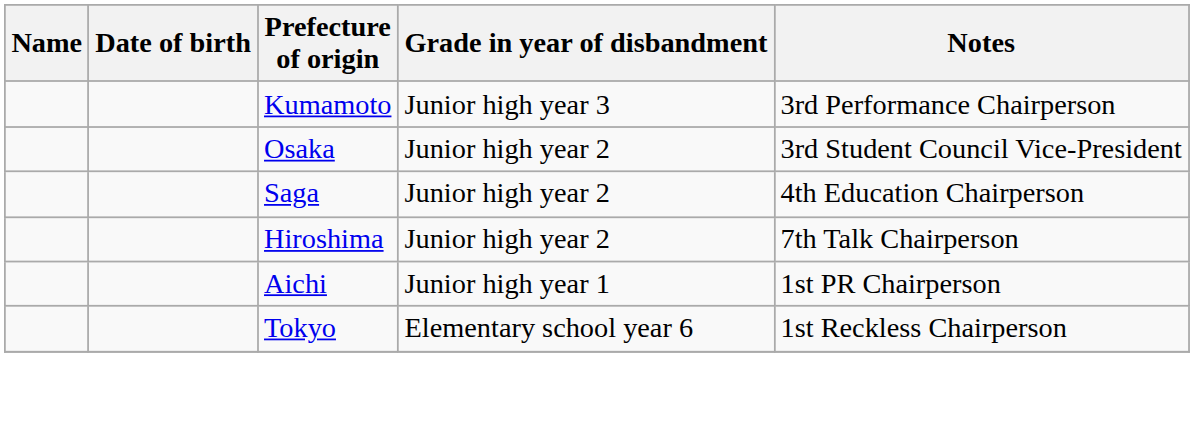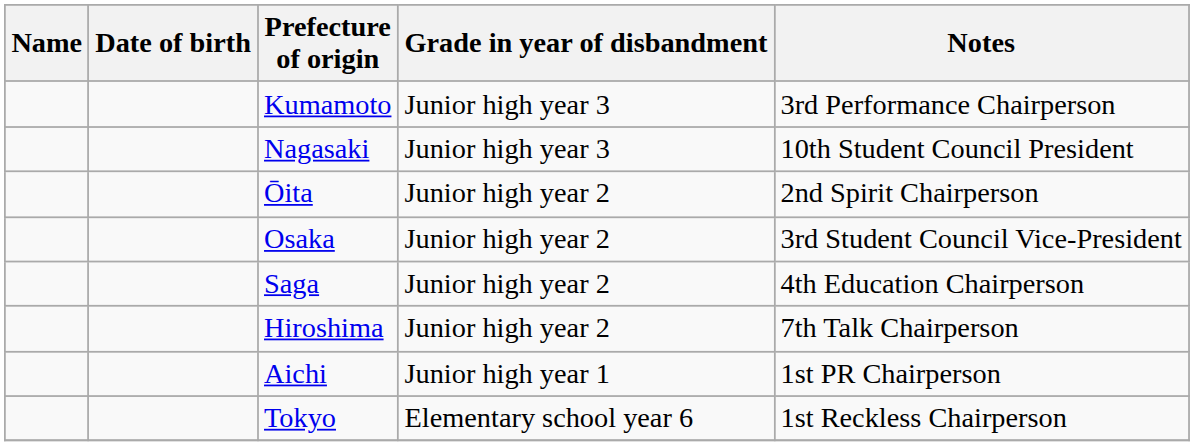+ row: (317, 148)
+ row: (288, 193)
